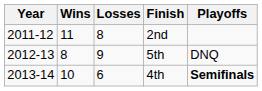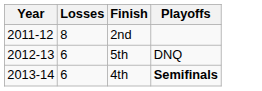- column: (75, 14)
(100, 55) 9 -> (64, 55) 6
